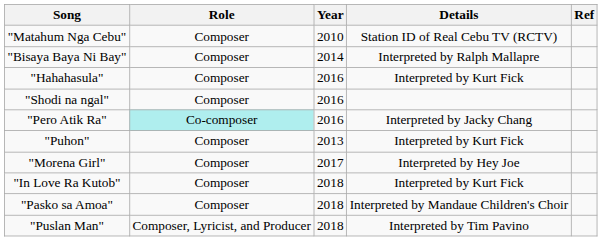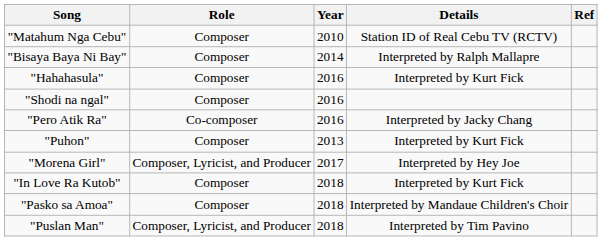(222, 120) paleturquoise background -> (222, 120) no background
(222, 162) Composer -> (222, 162) Composer, Lyricist, and Producer
